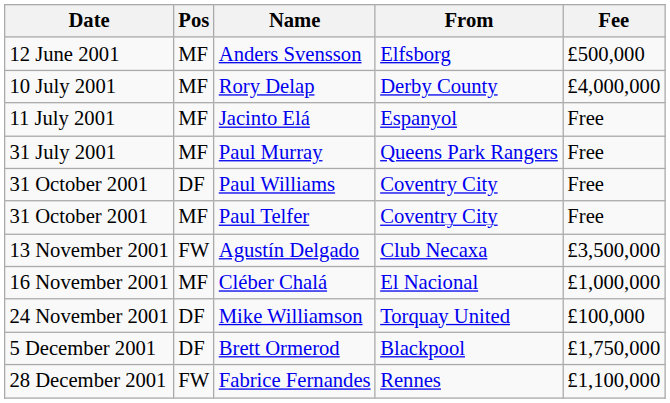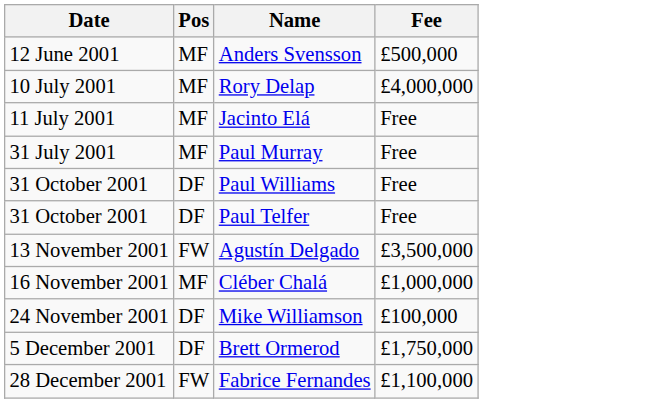- column: (469, 20)
(193, 217) MF -> (191, 217) DF
